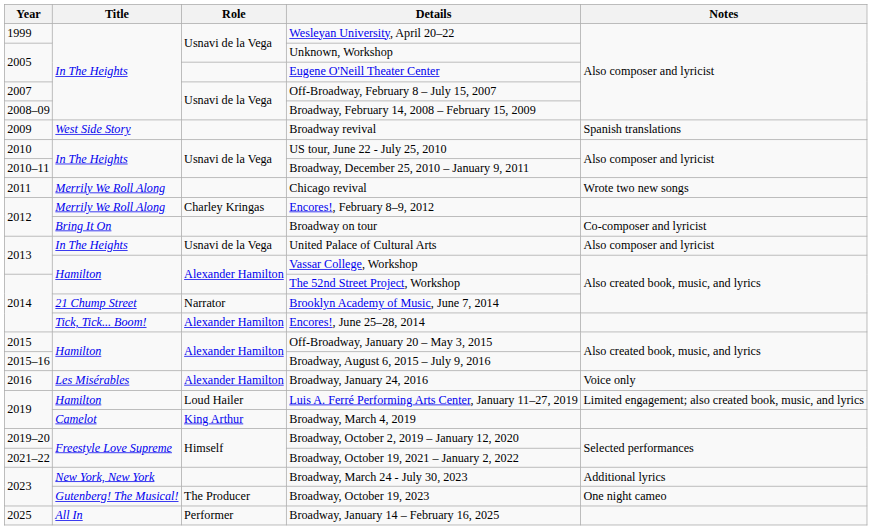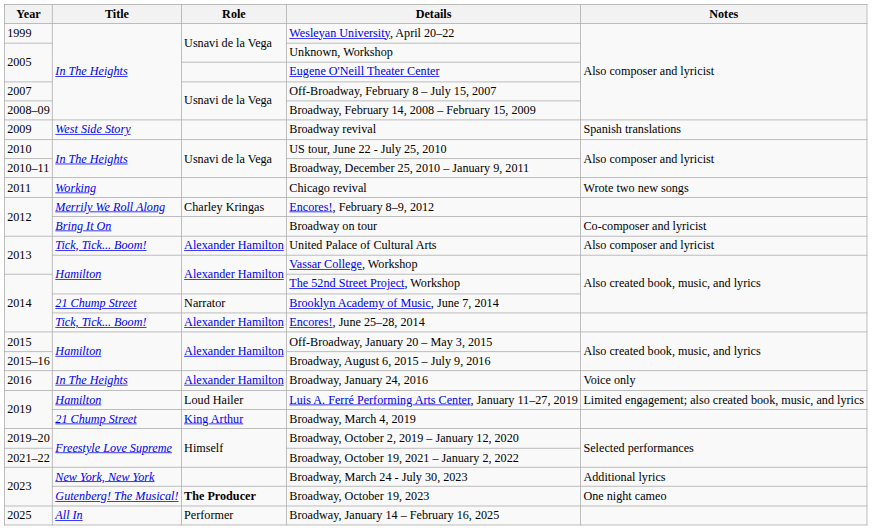(110, 187) Merrily We Roll Along -> (76, 187) Working
(91, 245) In The Heights -> (101, 245) Tick, Tick... Boom!
(228, 245) Usnavi de la Vega -> (234, 245) Alexander Hamilton
(92, 380) Les Misérables -> (91, 380) In The Heights
(76, 419) Camelot -> (96, 419) 21 Chump Street
(217, 496) normal -> (220, 496) bold
